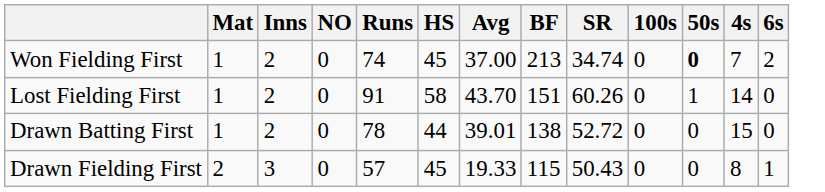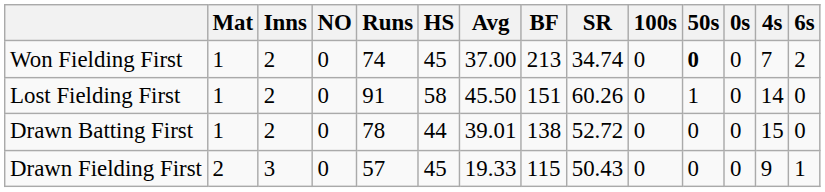+ column: (740, 22)
(491, 95) 43.70 -> (491, 95) 45.50
(736, 167) 8 -> (767, 167) 9
